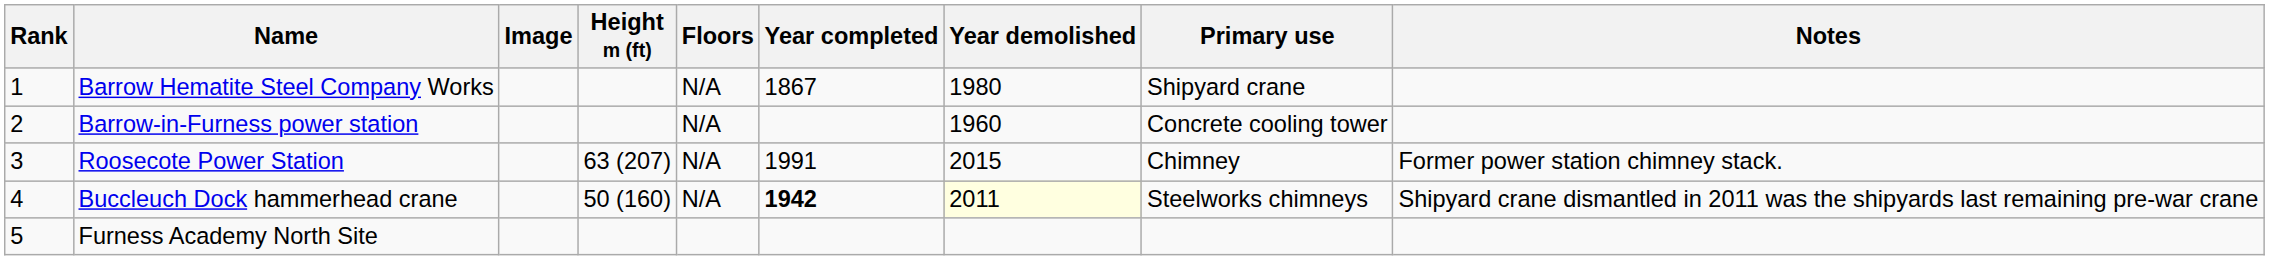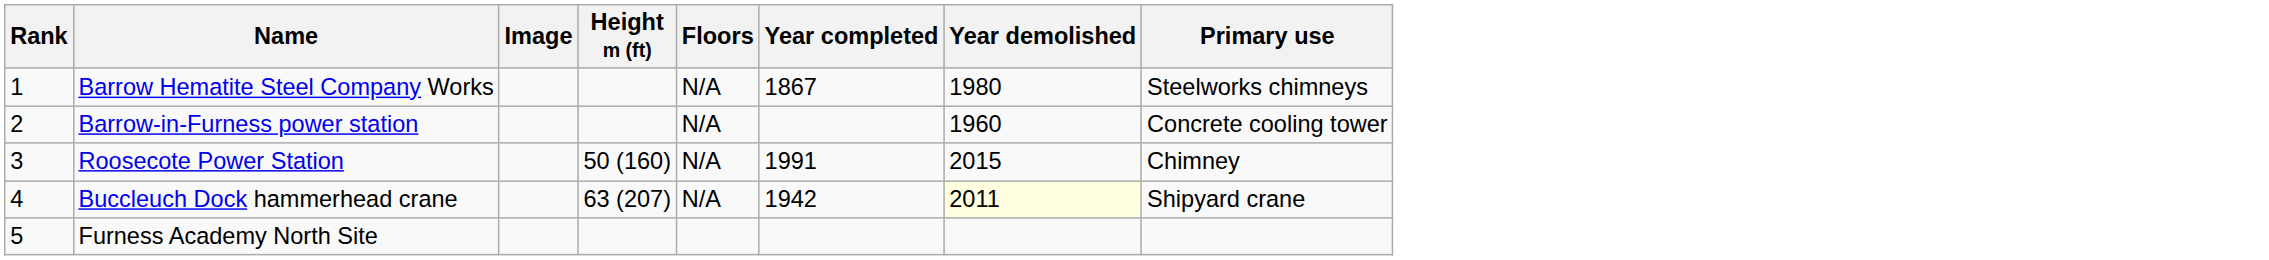- column: (1828, 36)
(1226, 86) Shipyard crane -> (1258, 86) Steelworks chimneys
(627, 161) 63 (207) -> (627, 161) 50 (160)
(627, 198) 50 (160) -> (627, 198) 63 (207)
(791, 198) bold -> (791, 198) normal
(1258, 198) Steelworks chimneys -> (1226, 198) Shipyard crane
